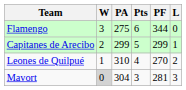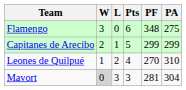columns swapped: (176, 12) <-> (122, 12)
(160, 28) 344 -> (152, 28) 348
